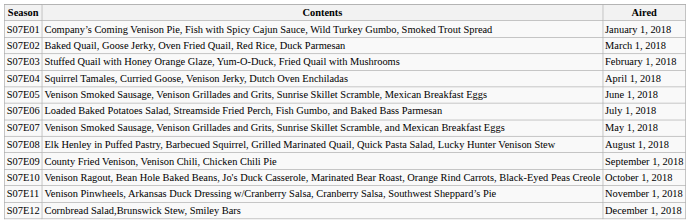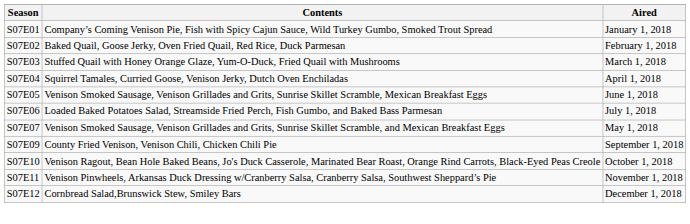(636, 45) March 1, 2018 -> (641, 45) February 1, 2018
(641, 62) February 1, 2018 -> (636, 62) March 1, 2018
- row: (23, 144)
